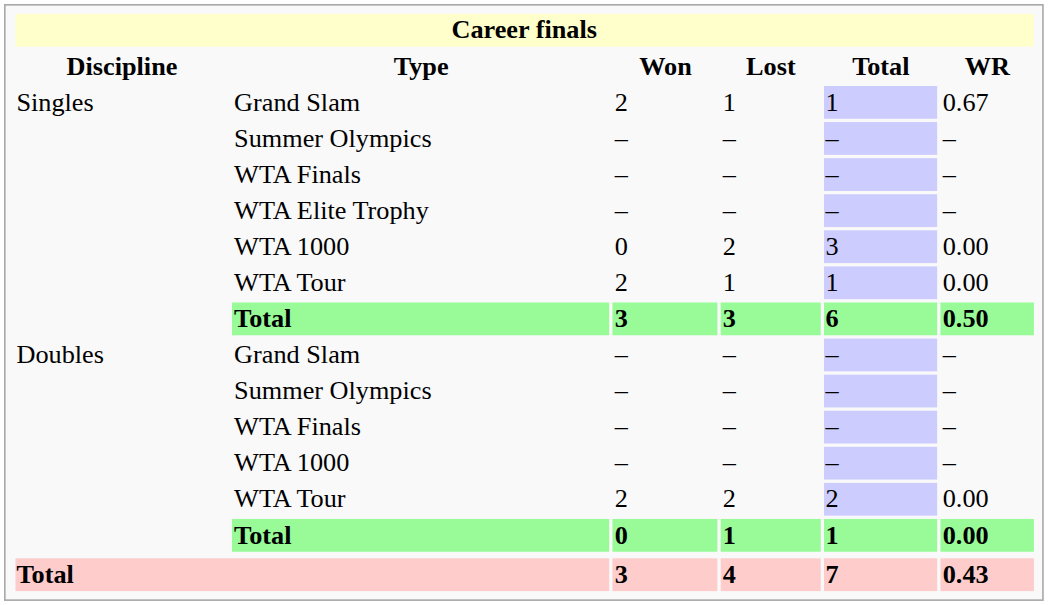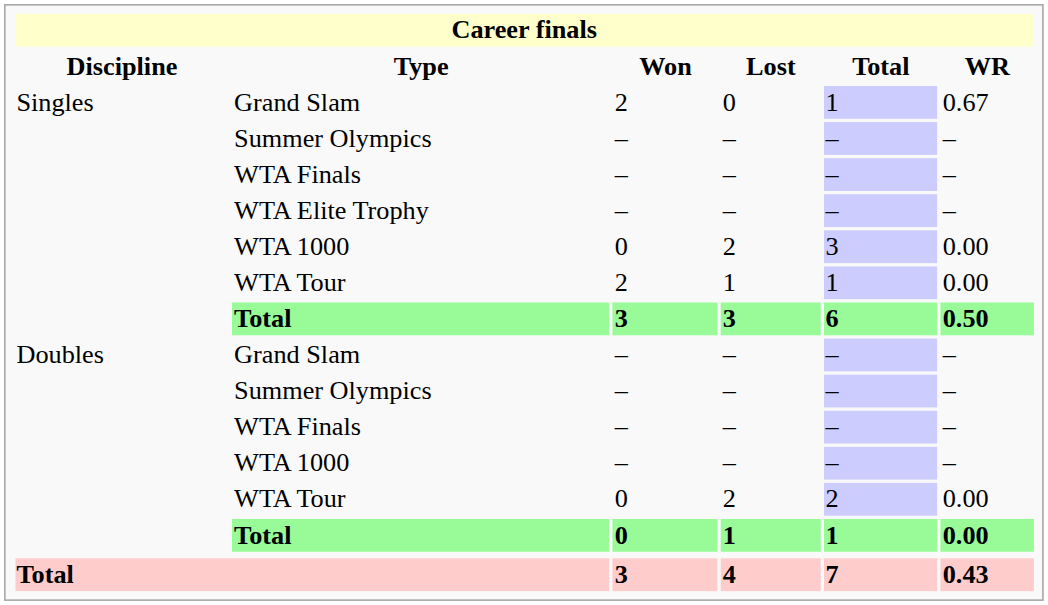(729, 102) 1 -> (729, 102) 0
(621, 499) 2 -> (621, 499) 0
